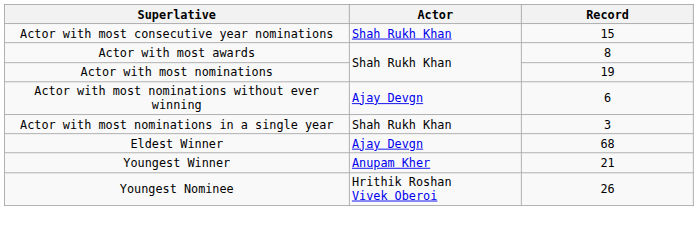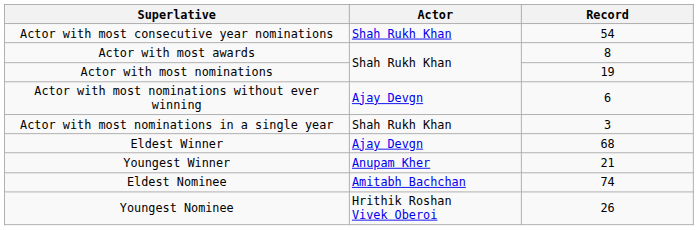(608, 33) 15 -> (608, 33) 54
+ row: (177, 182)
